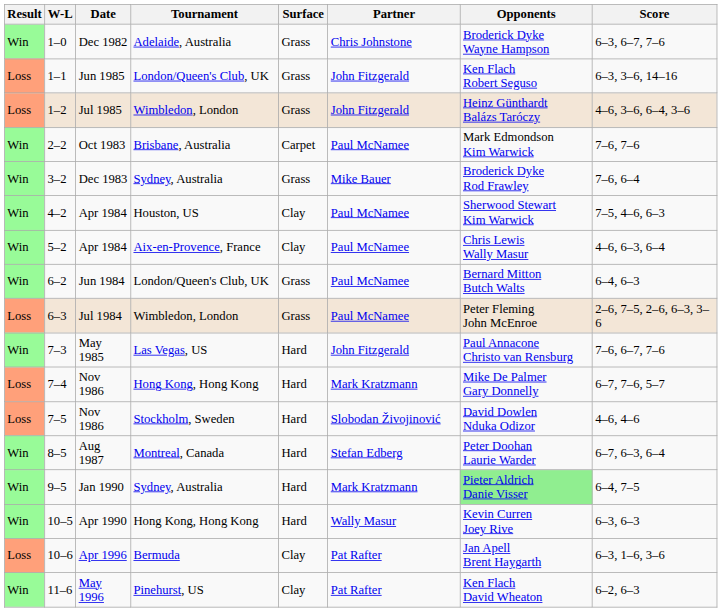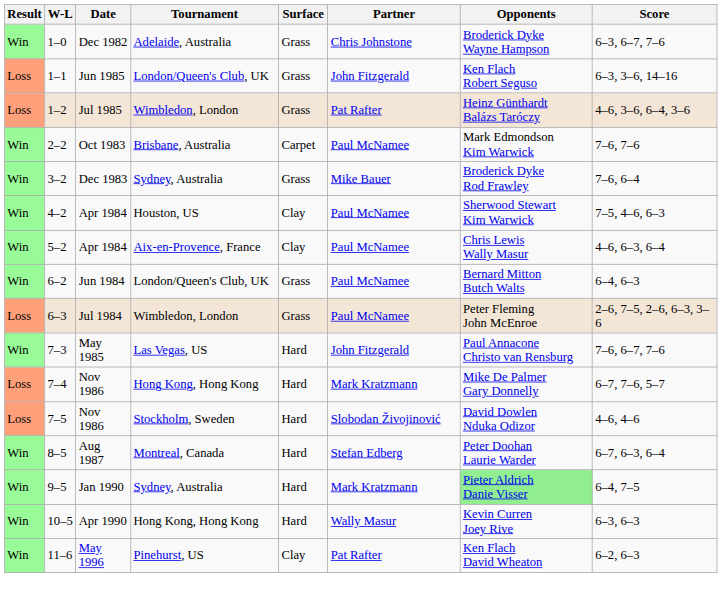(370, 110) John Fitzgerald -> (356, 110) Pat Rafter
- row: (60, 555)
